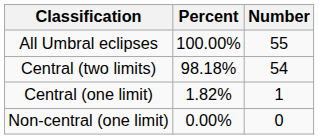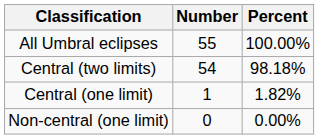columns swapped: (279, 17) <-> (209, 17)
